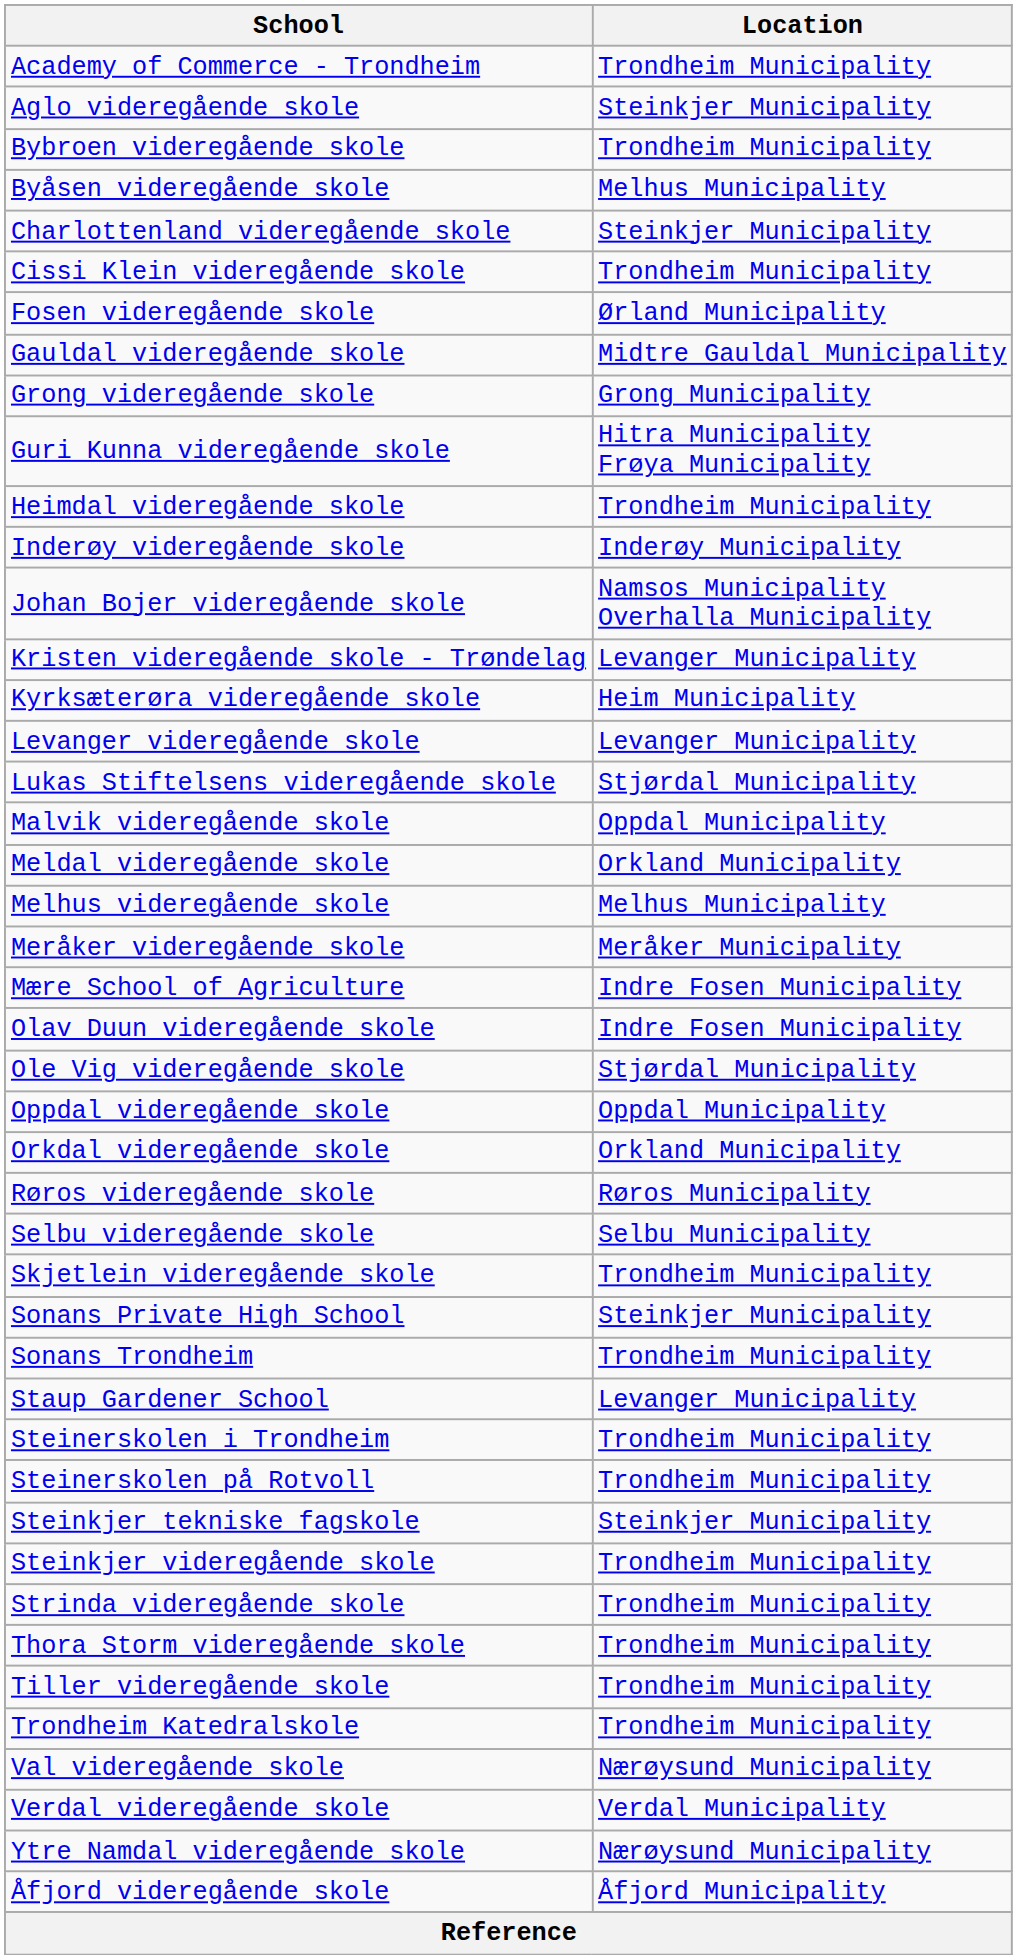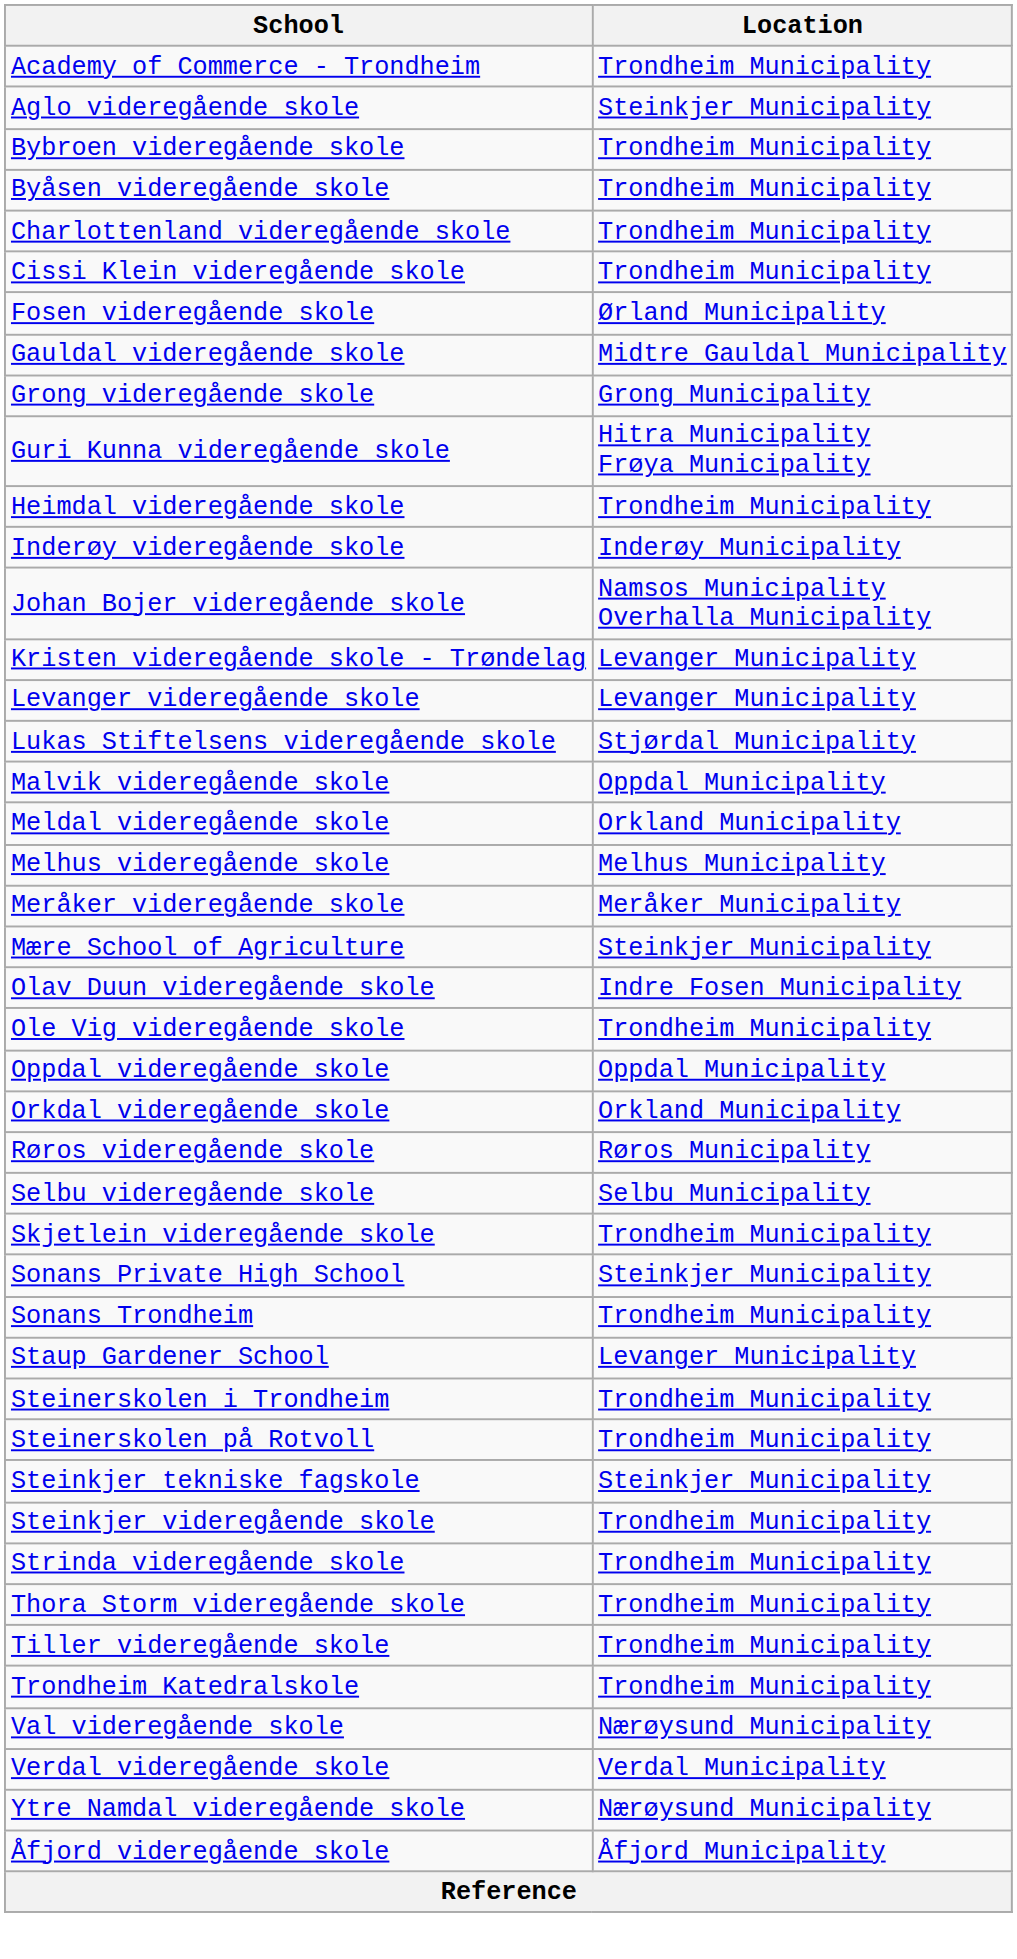(742, 190) Melhus Municipality -> (765, 190) Trondheim Municipality
(765, 231) Steinkjer Municipality -> (765, 231) Trondheim Municipality
- row: (246, 700)
(780, 988) Indre Fosen Municipality -> (765, 947) Steinkjer Municipality
(757, 1070) Stjørdal Municipality -> (765, 1029) Trondheim Municipality
